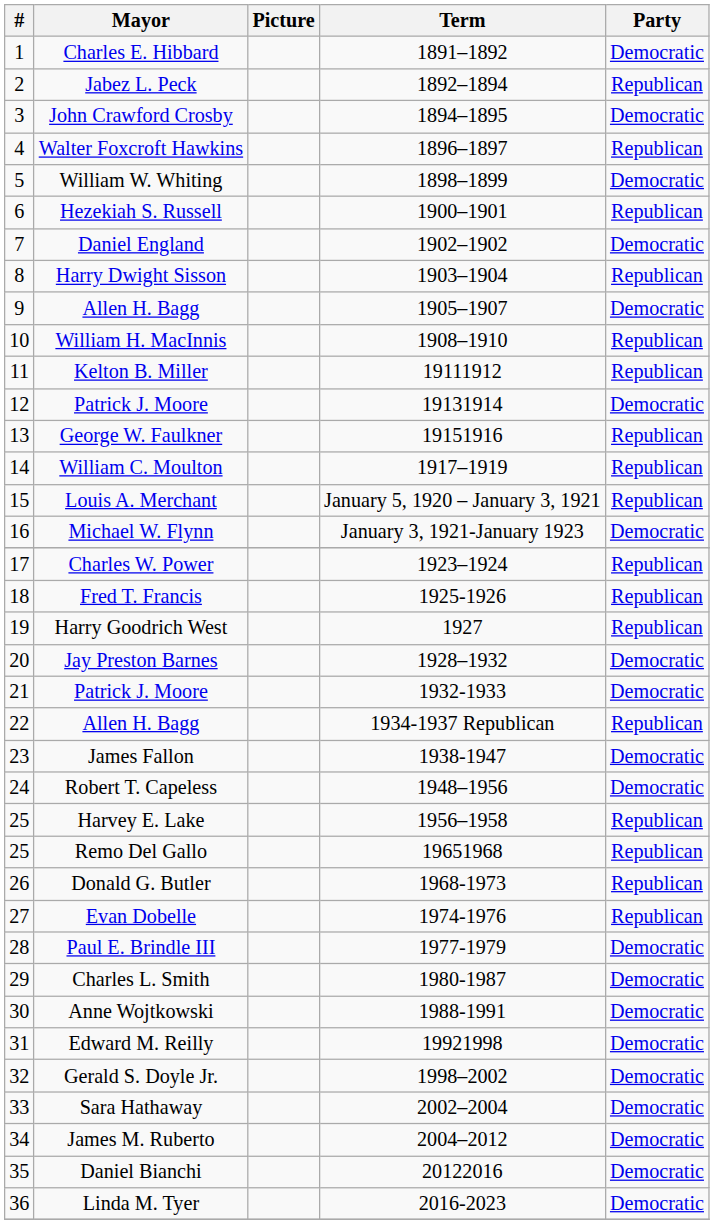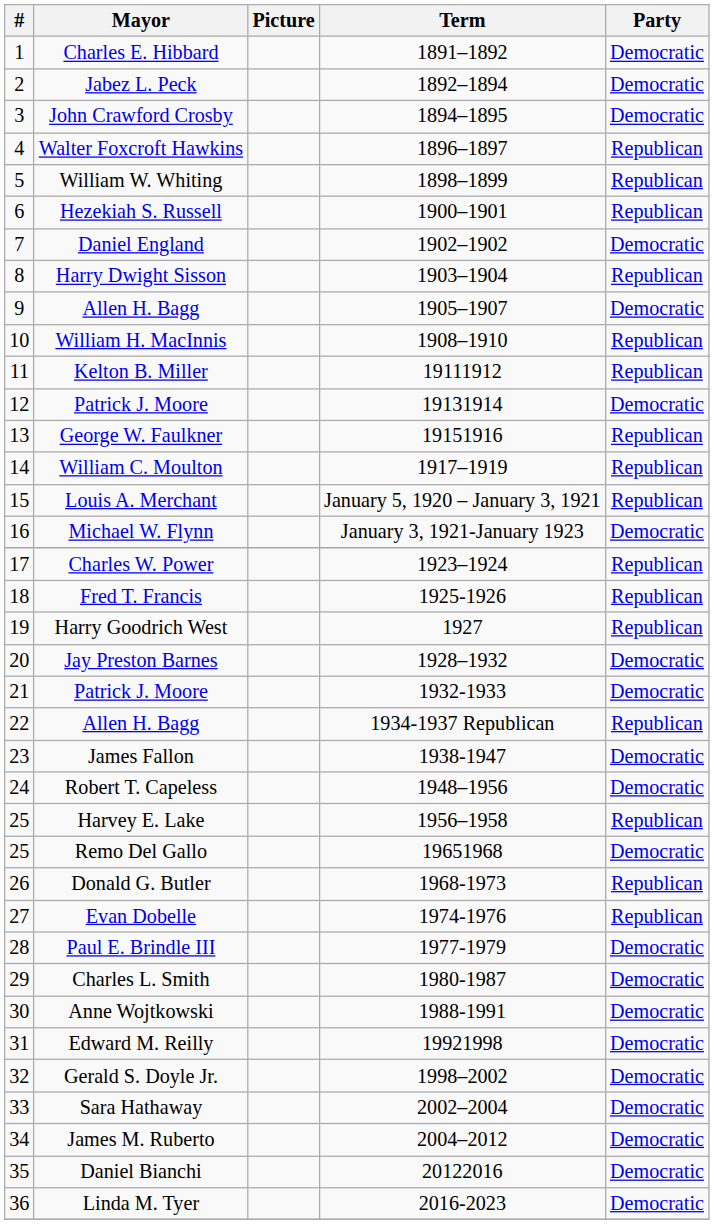(657, 84) Republican -> (657, 84) Democratic
(657, 180) Democratic -> (657, 180) Republican
(657, 851) Republican -> (657, 851) Democratic
